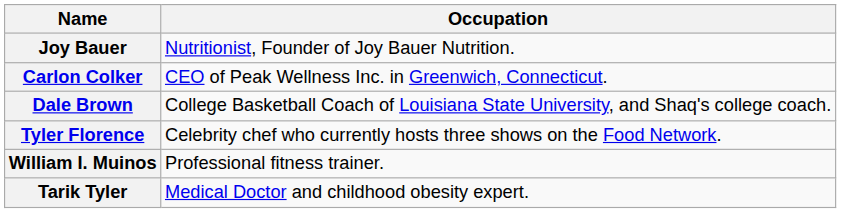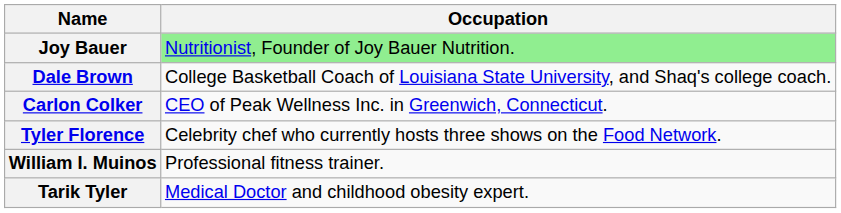(340, 47) no background -> (340, 47) lightgreen background
rows swapped: (83, 105) <-> (83, 76)
